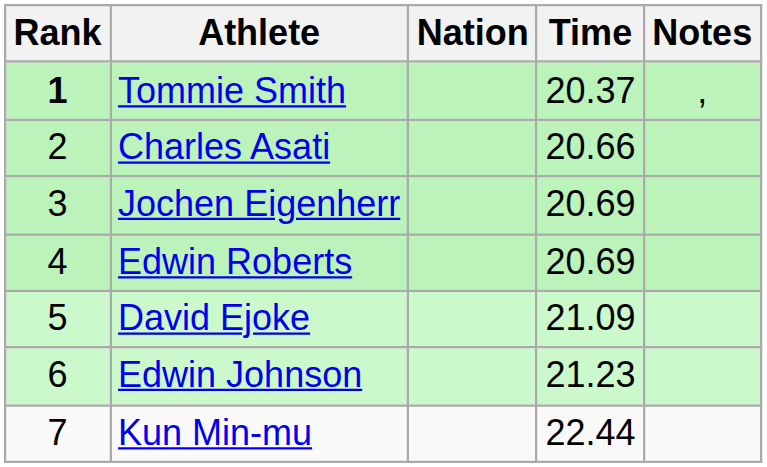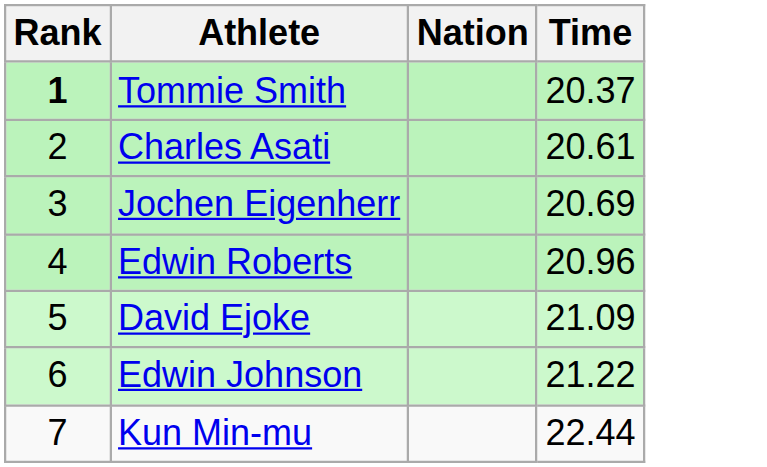- column: (702, 33)
(590, 147) 20.66 -> (590, 147) 20.61
(590, 261) 20.69 -> (590, 261) 20.96
(590, 375) 21.23 -> (590, 375) 21.22
